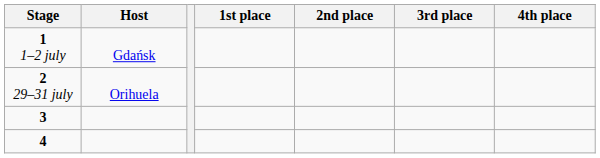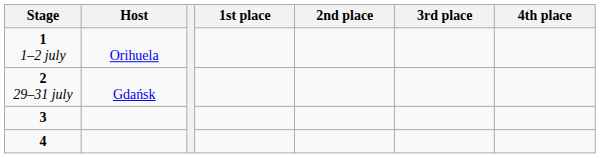(134, 55) Gdańsk -> (134, 55) Orihuela
(134, 95) Orihuela -> (134, 95) Gdańsk
